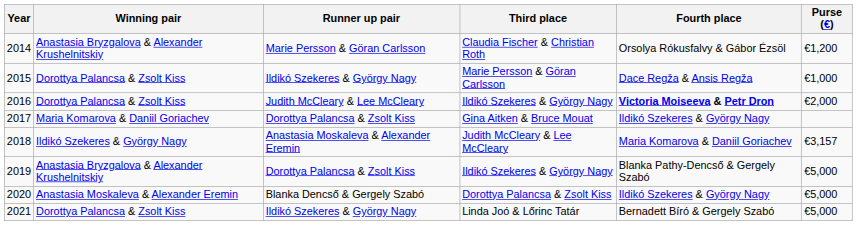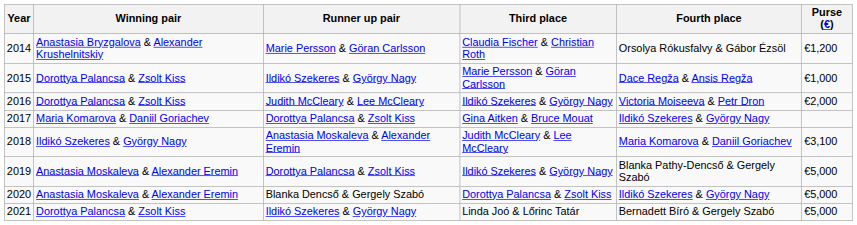(696, 101) bold -> (692, 101) normal
(821, 142) €3,157 -> (821, 142) €3,100
(119, 171) Anastasia Bryzgalova & Alexander Krushelnitskiy -> (137, 171) Anastasia Moskaleva & Alexander Eremin
